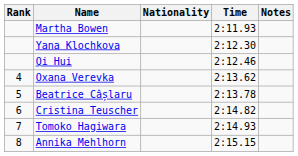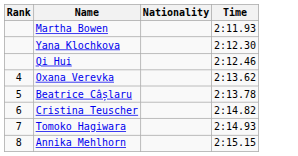- column: (276, 13)
